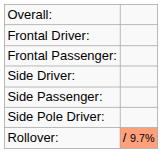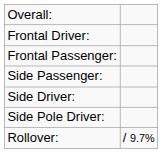rows swapped: (41, 76) <-> (55, 96)
(139, 138) lightsalmon background -> (139, 138) no background
